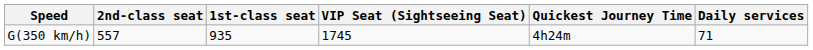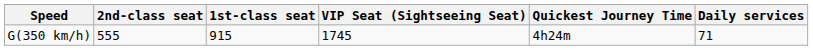(108, 35) 557 -> (108, 35) 555
(221, 35) 935 -> (221, 35) 915
